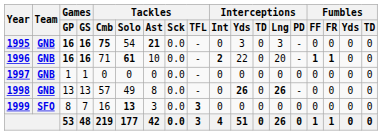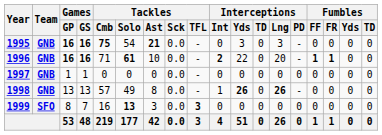(220, 91) 0 -> (220, 91) 1
